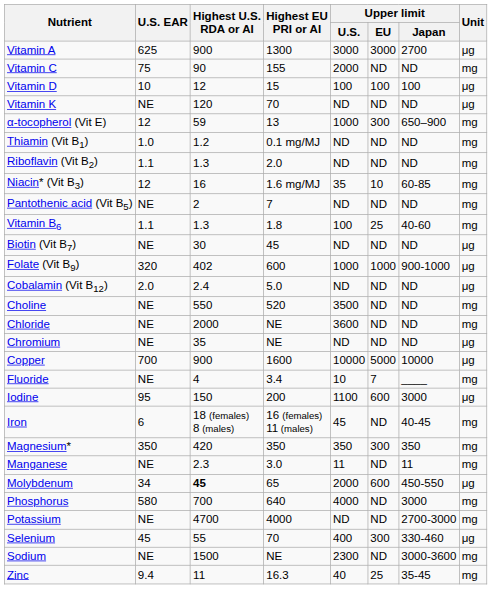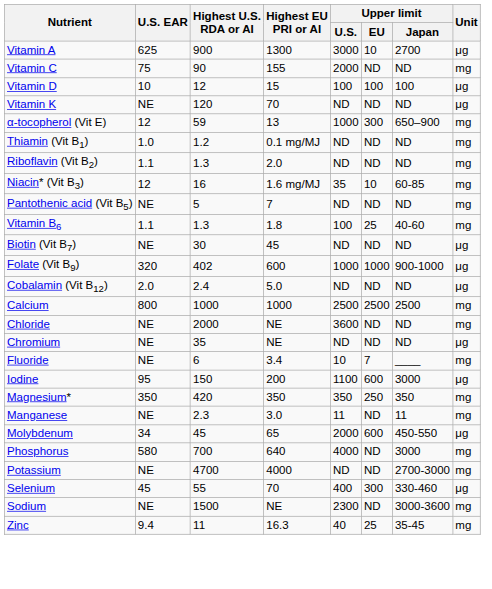(383, 50) 3000 -> (370, 50) 10
(196, 204) 2 -> (196, 204) 5
- row: (27, 306)
+ row: (28, 306)
- row: (26, 360)
(196, 379) 4 -> (196, 360) 6
- row: (17, 422)
(380, 446) 300 -> (374, 397) 250
(199, 483) bold -> (199, 433) normal
